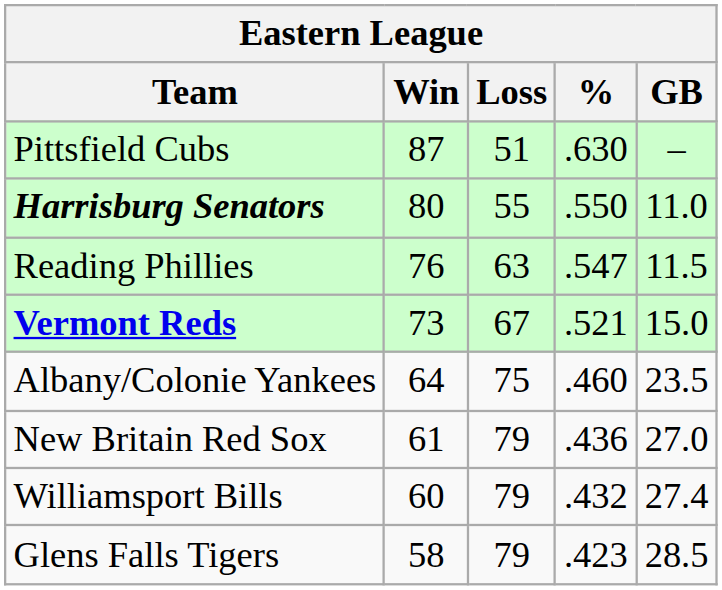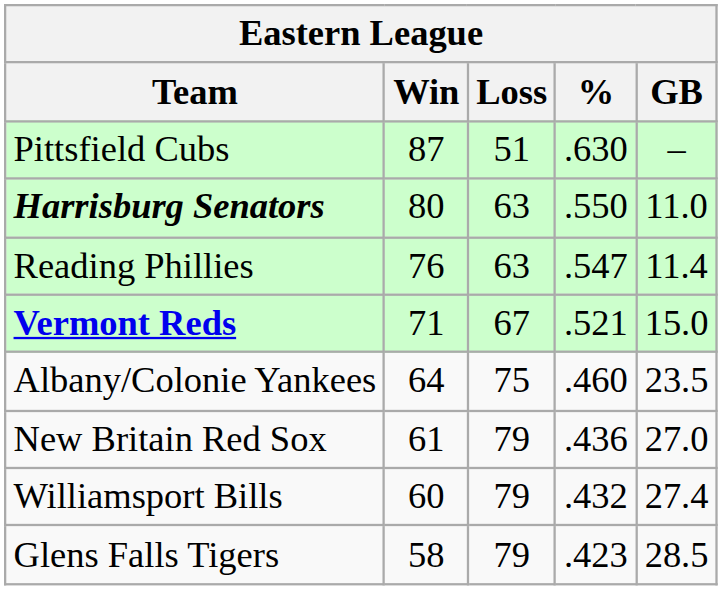(512, 206) 55 -> (512, 206) 63
(677, 264) 11.5 -> (677, 264) 11.4
(426, 322) 73 -> (426, 322) 71
